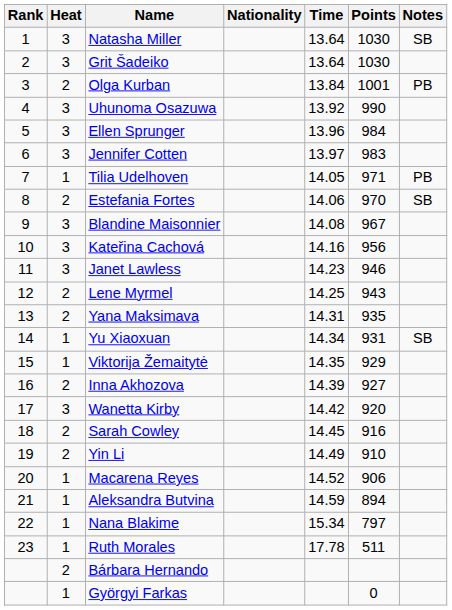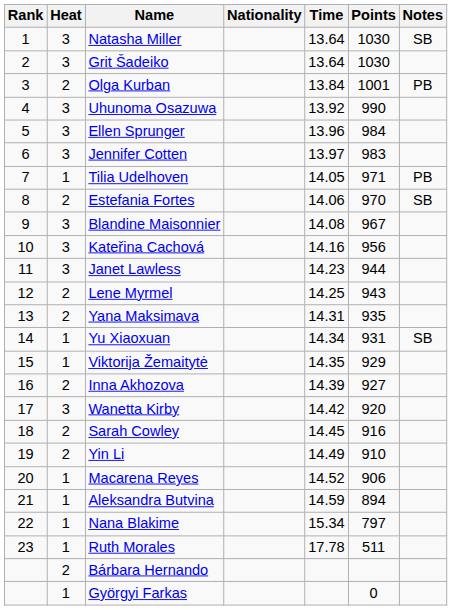(374, 270) 946 -> (374, 270) 944
